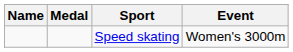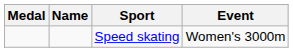columns swapped: (69, 15) <-> (26, 15)
